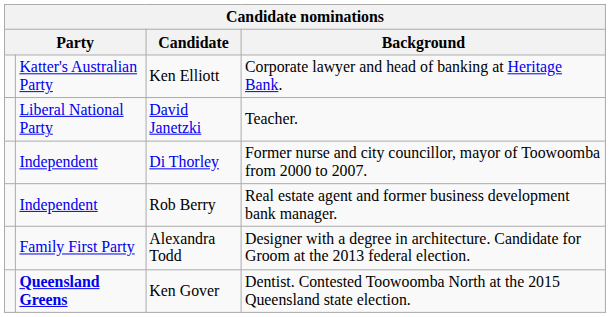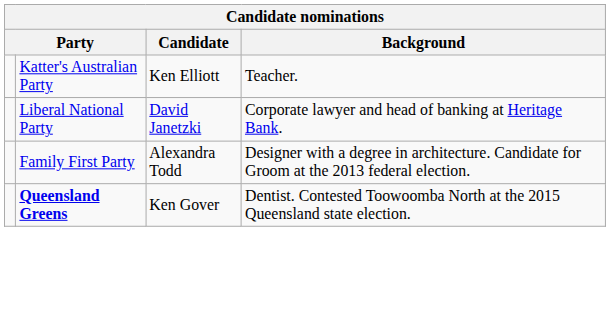(404, 76) Corporate lawyer and head of banking at Heritage Bank. -> (271, 76) Teacher.
(271, 119) Teacher. -> (404, 119) Corporate lawyer and head of banking at Heritage Bank.
- row: (184, 162)
- row: (183, 205)
